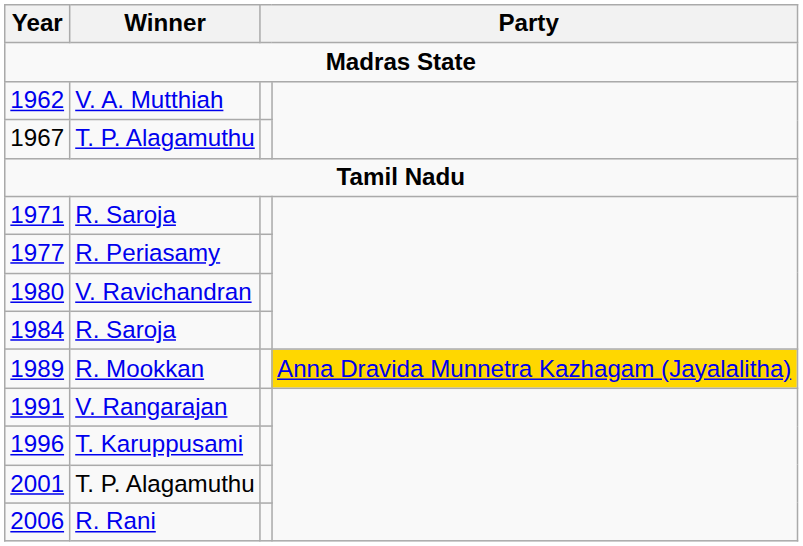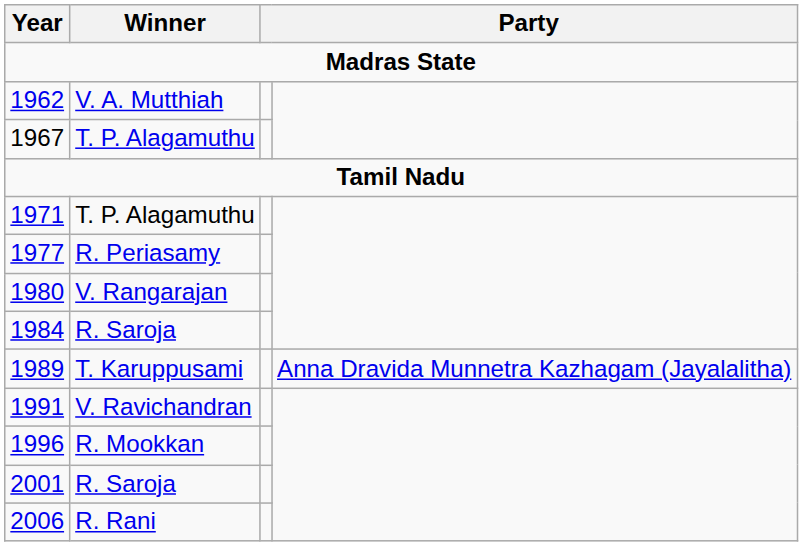(126, 215) R. Saroja -> (165, 215) T. P. Alagamuthu
(163, 291) V. Ravichandran -> (151, 291) V. Rangarajan
(140, 368) R. Mookkan -> (159, 368) T. Karuppusami
(534, 368) gold background -> (534, 368) no background
(151, 406) V. Rangarajan -> (163, 406) V. Ravichandran
(159, 445) T. Karuppusami -> (140, 445) R. Mookkan
(165, 483) T. P. Alagamuthu -> (126, 483) R. Saroja
